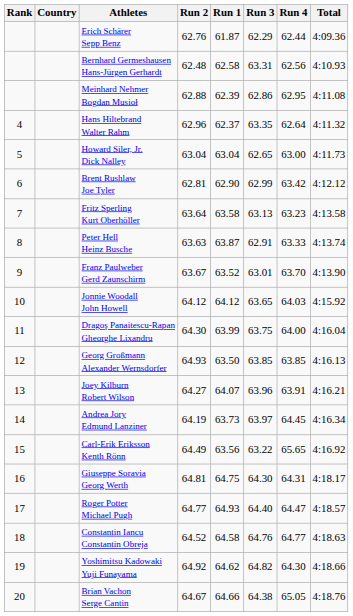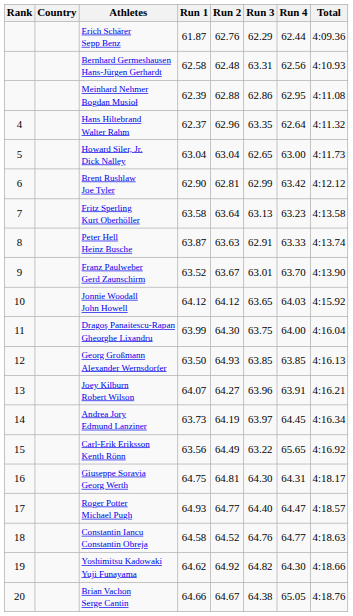columns swapped: (227, 13) <-> (194, 13)
